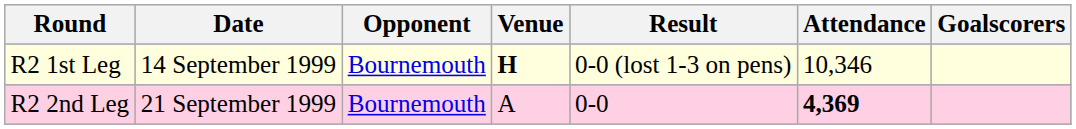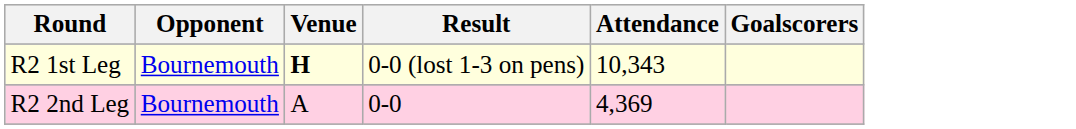- column: (238, 24)
(837, 64) 10,346 -> (631, 64) 10,343
(831, 104) bold -> (624, 104) normal
